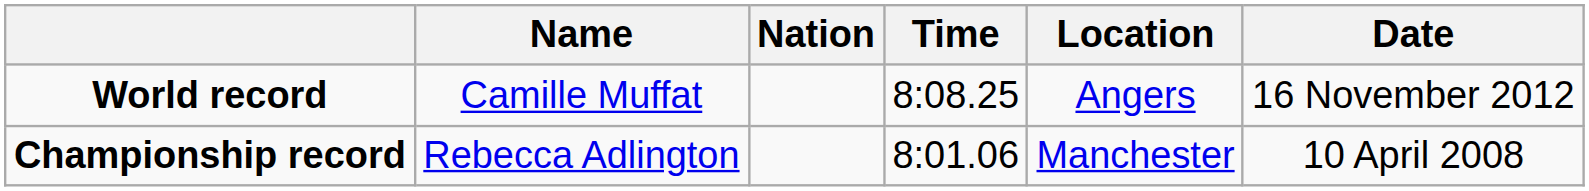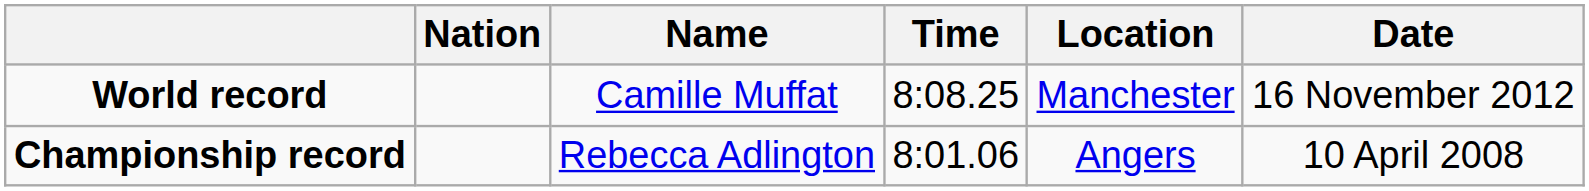columns swapped: (581, 34) <-> (816, 34)
(1136, 94) Angers -> (1136, 94) Manchester
(1136, 154) Manchester -> (1136, 154) Angers
